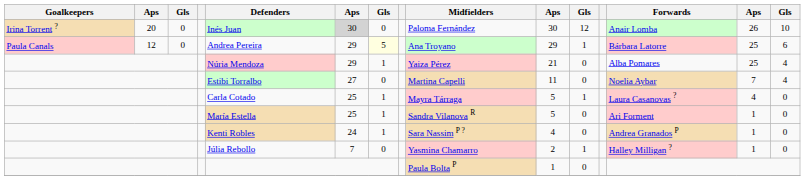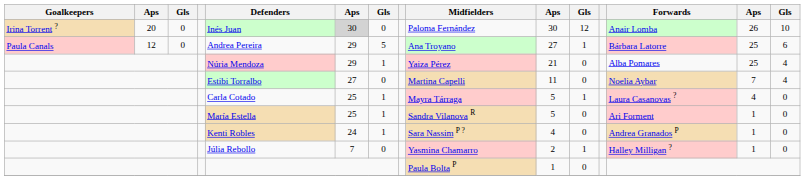(384, 45) lightyellow background -> (384, 45) no background
(553, 45) 29 -> (553, 45) 27
